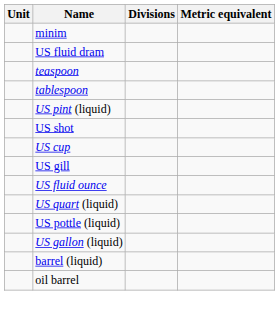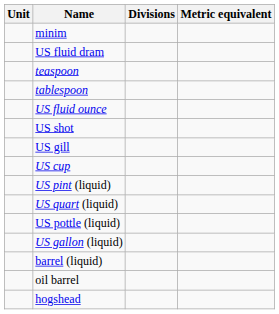rows swapped: (71, 185) <-> (73, 109)
rows swapped: (53, 166) <-> (53, 147)
+ row: (58, 299)
